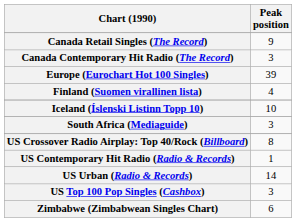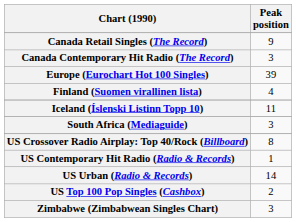(271, 108) 10 -> (271, 108) 11
(271, 192) 3 -> (271, 192) 2
(271, 208) 6 -> (271, 208) 3
